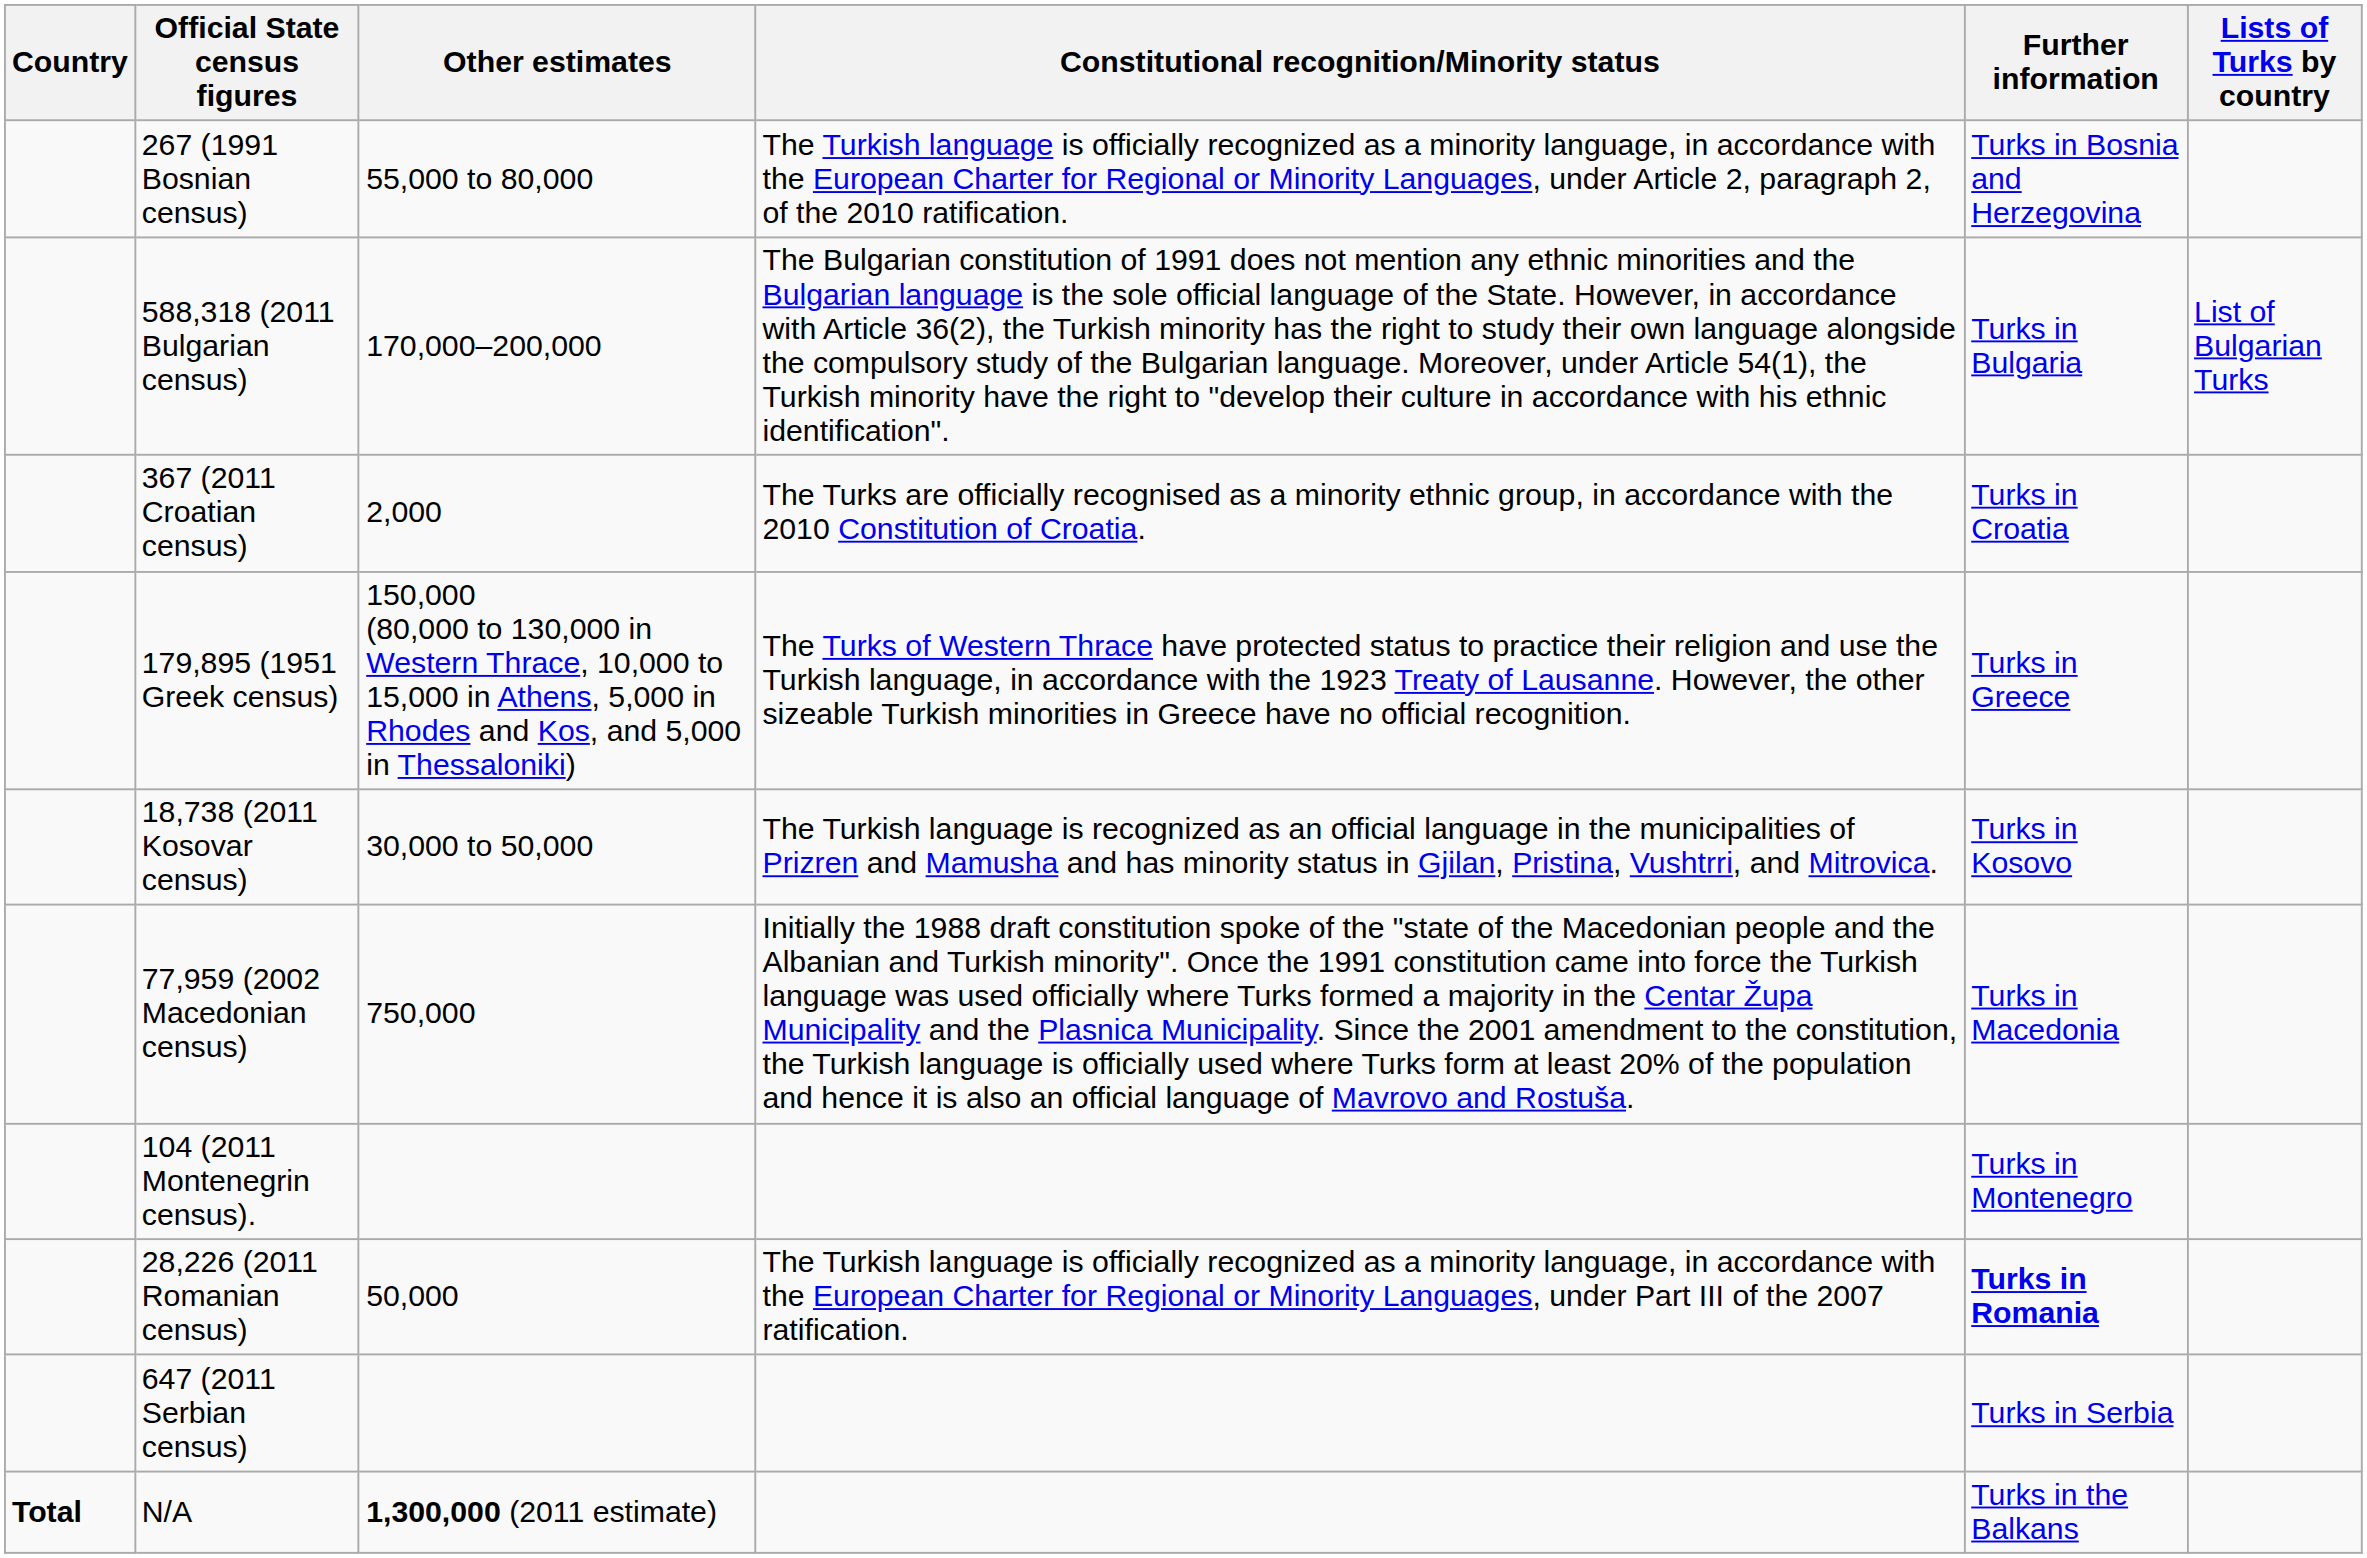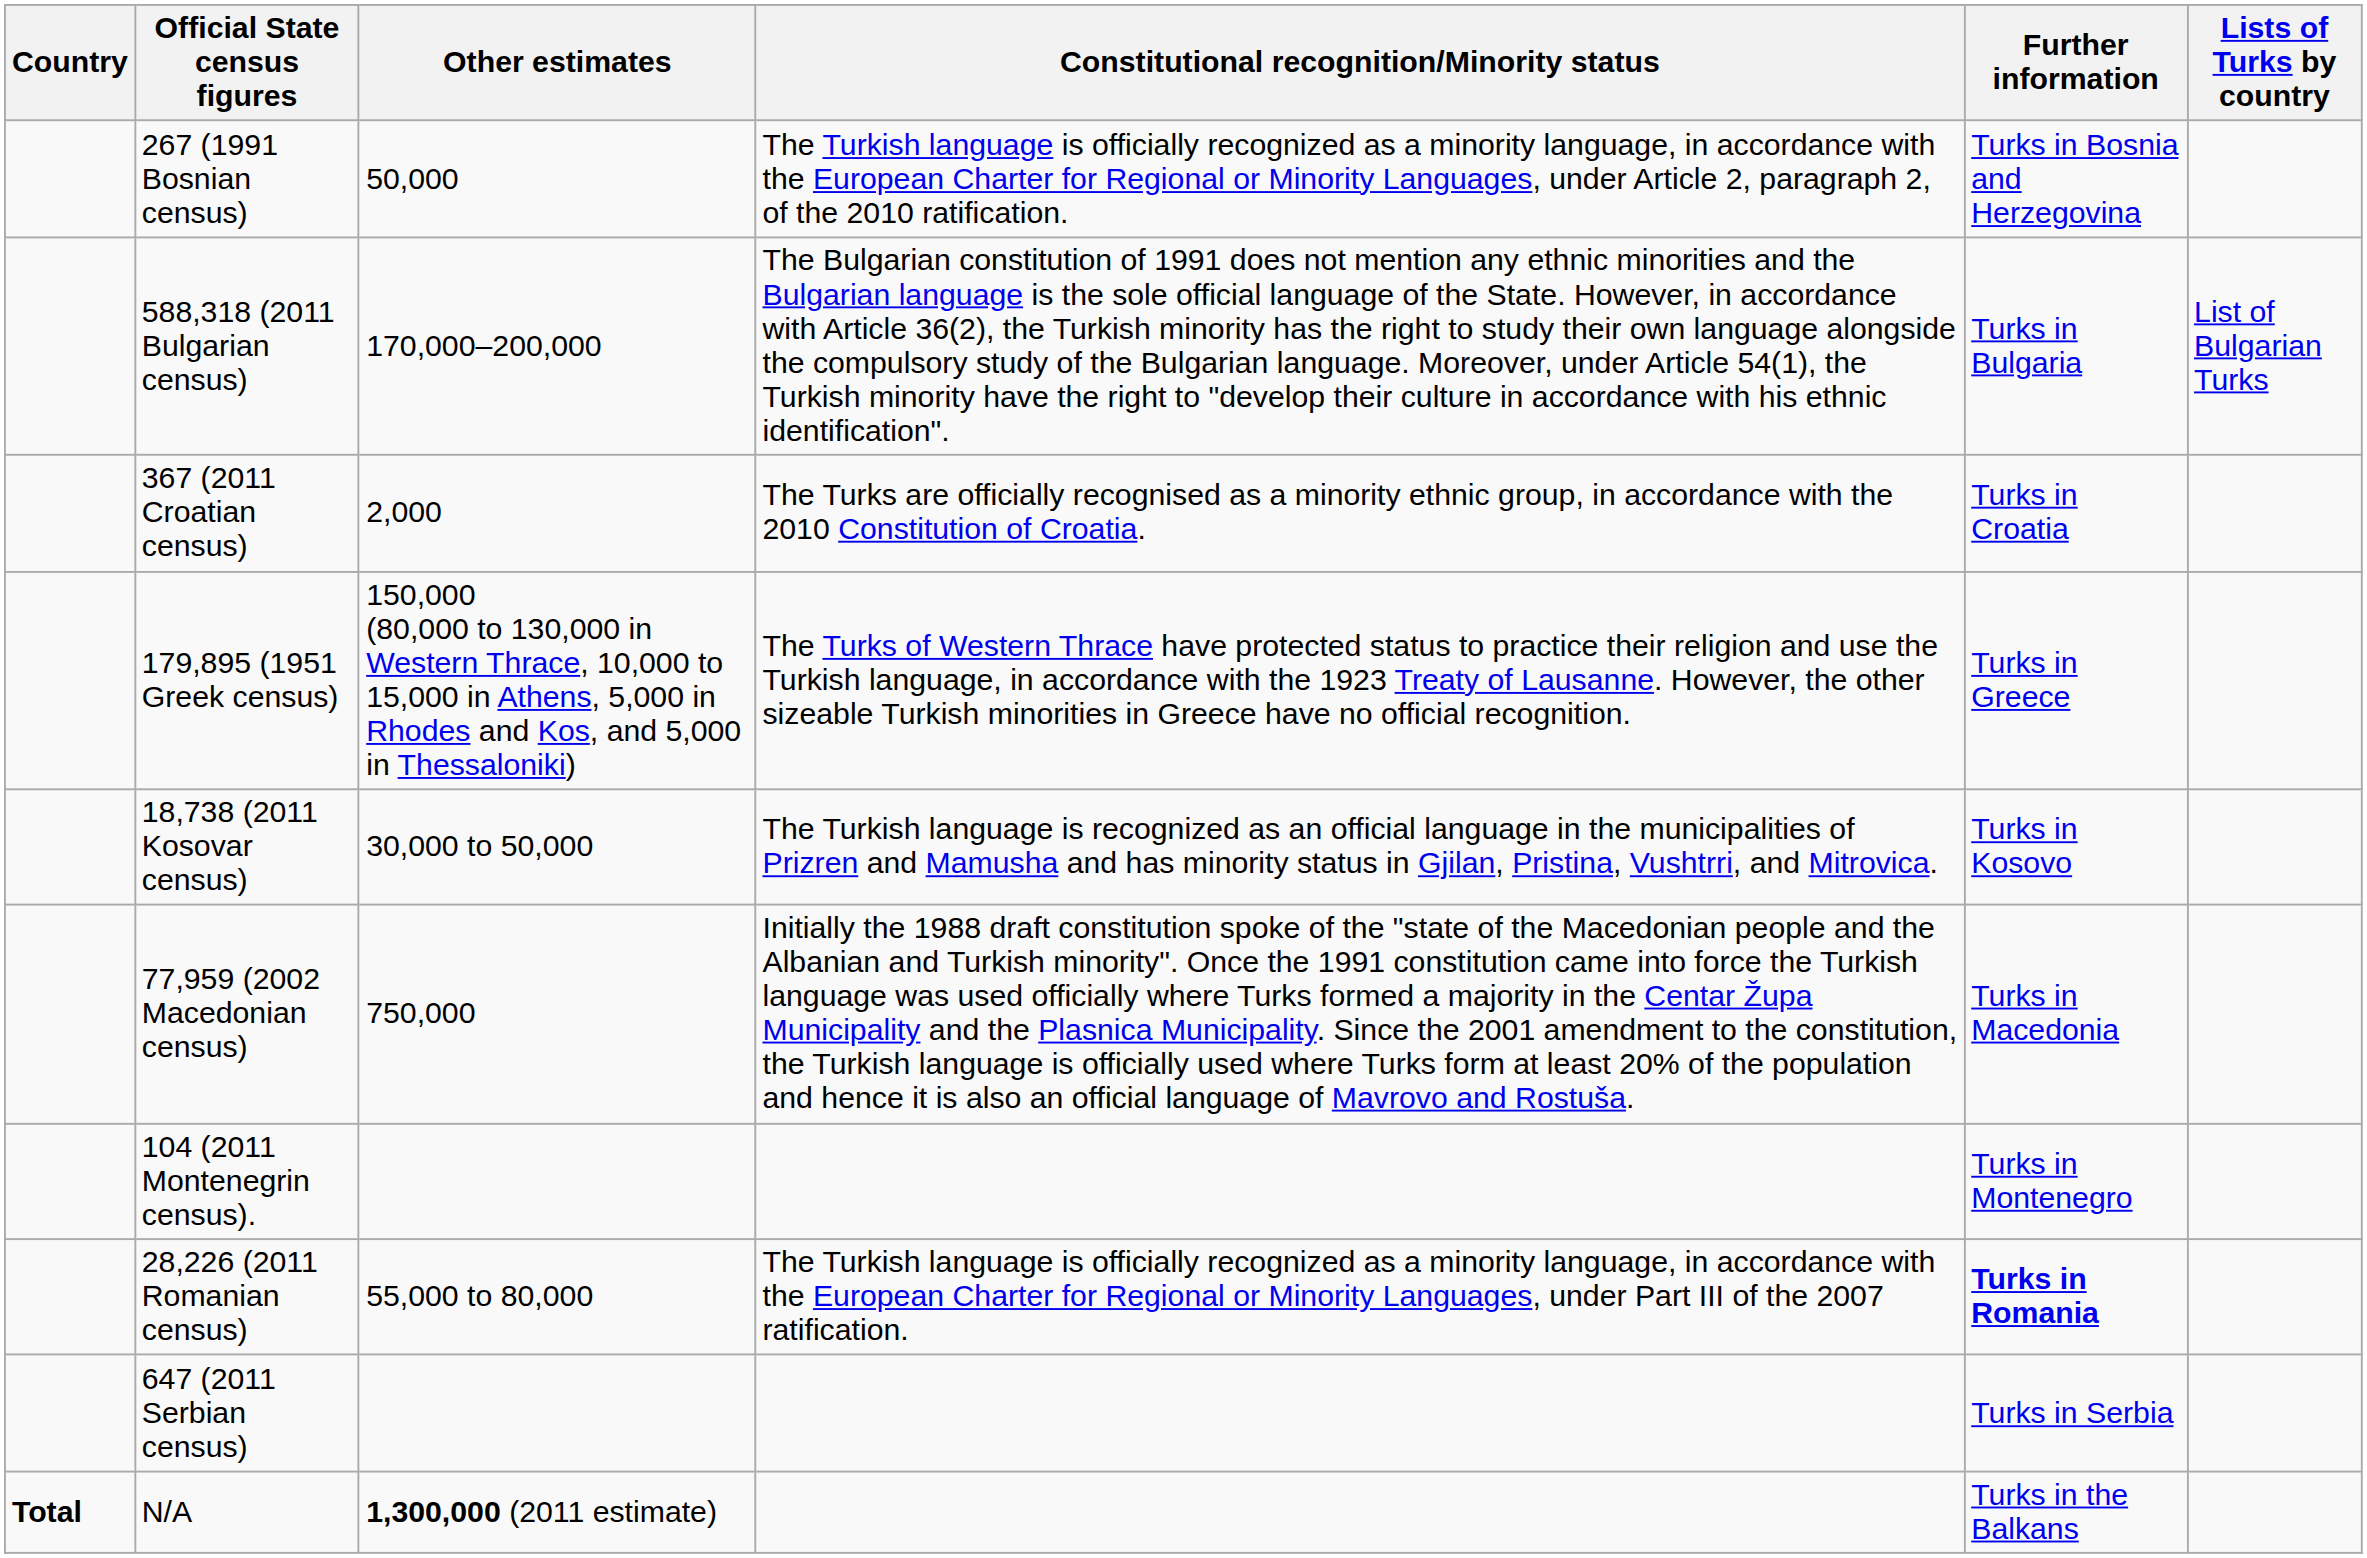(480, 178) 55,000 to 80,000 -> (412, 178) 50,000
(412, 1296) 50,000 -> (480, 1296) 55,000 to 80,000
